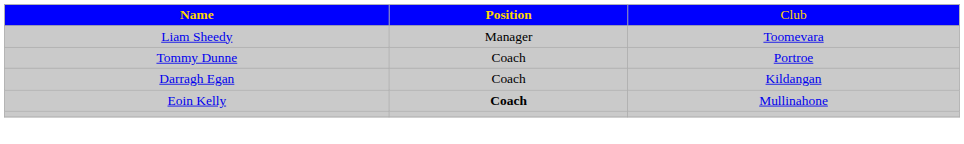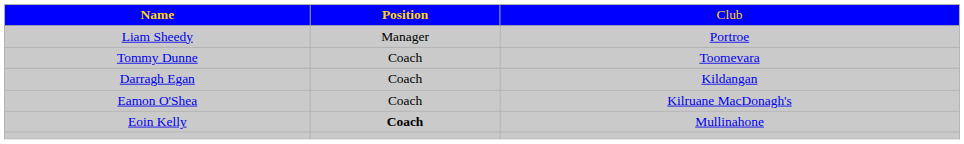(794, 36) Toomevara -> (730, 36) Portroe
(794, 57) Portroe -> (730, 57) Toomevara
+ row: (157, 100)
